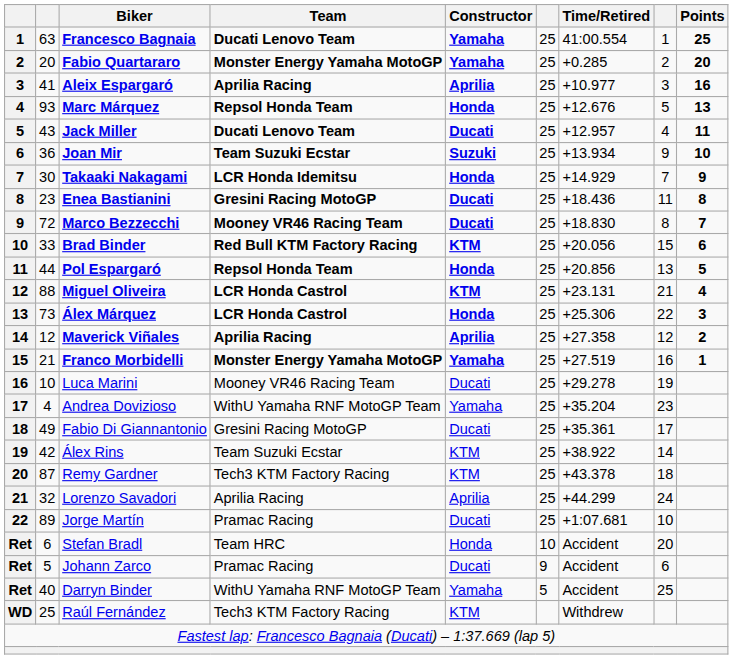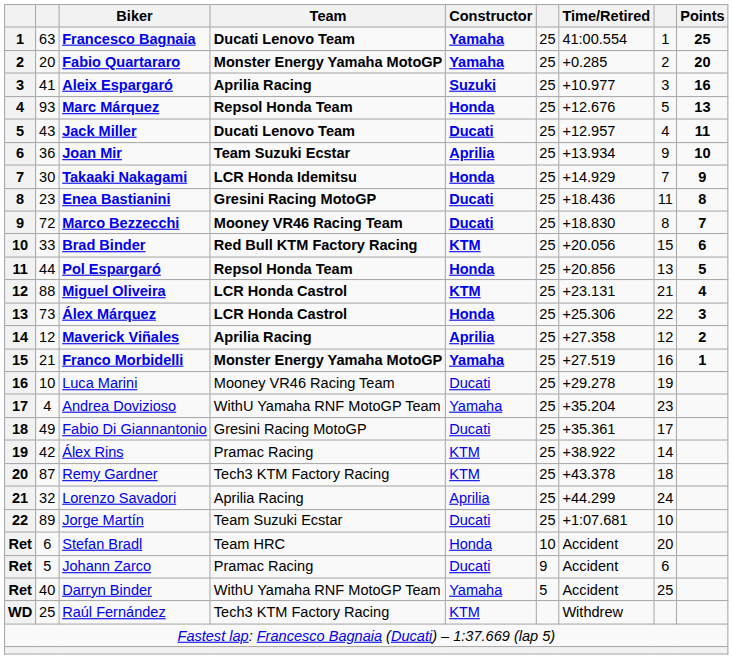(472, 84) Aprilia -> (473, 84) Suzuki
(473, 153) Suzuki -> (472, 153) Aprilia
(278, 451) Team Suzuki Ecstar -> (264, 451) Pramac Racing
(264, 520) Pramac Racing -> (278, 520) Team Suzuki Ecstar
